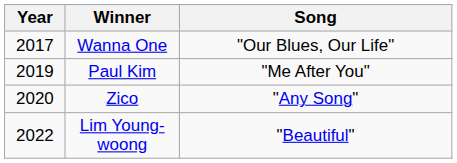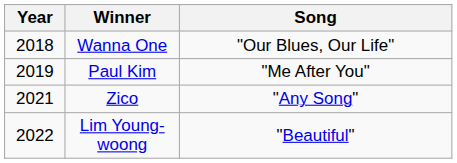(35, 44) 2017 -> (35, 44) 2018
(35, 98) 2020 -> (35, 98) 2021
